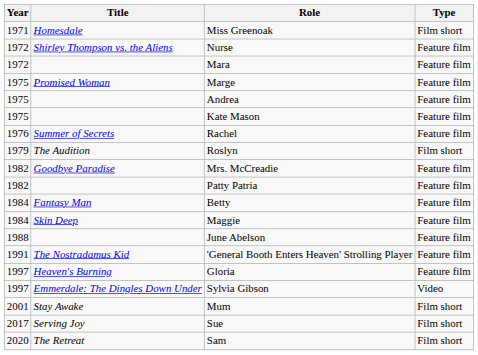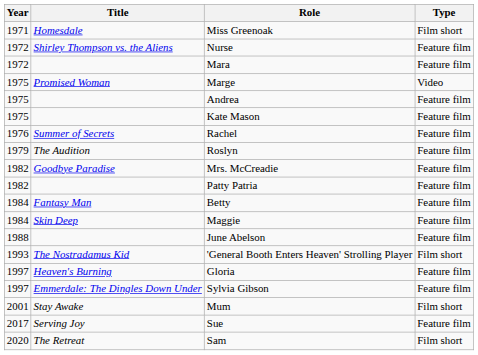(444, 82) Feature film -> (430, 82) Video
(440, 151) Film short -> (444, 151) Feature film
(18, 254) 1991 -> (18, 254) 1993
(444, 254) Feature film -> (440, 254) Film short
(430, 289) Video -> (444, 289) Feature film
(440, 323) Film short -> (444, 323) Feature film
